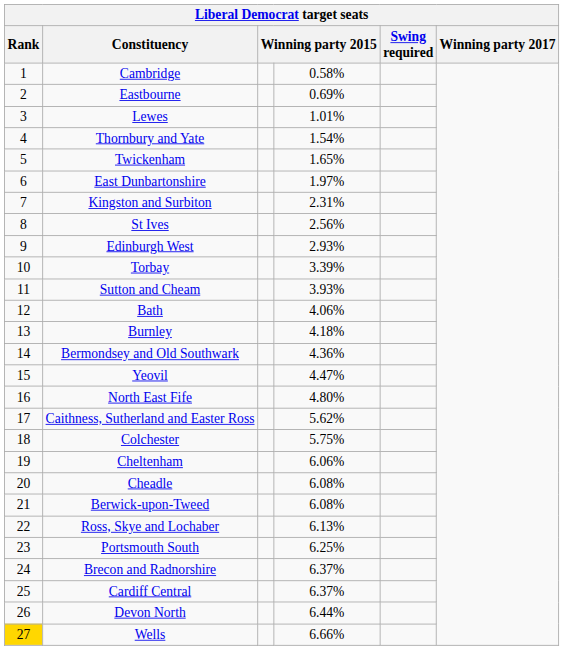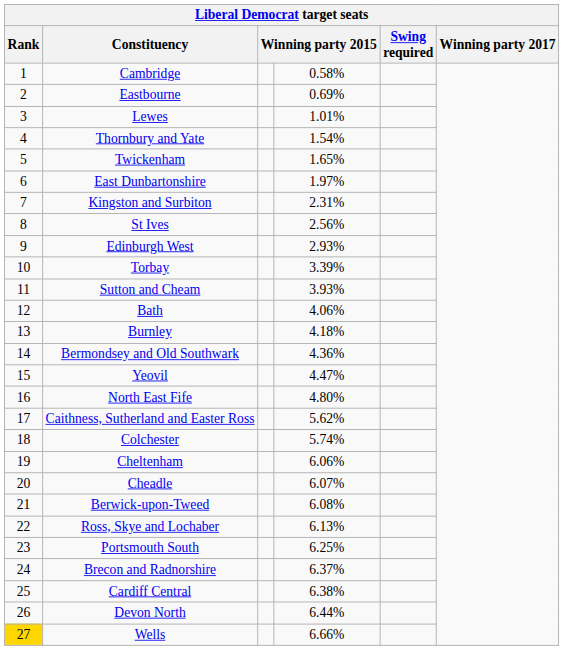(327, 440) 5.75% -> (327, 440) 5.74%
(327, 483) 6.08% -> (327, 483) 6.07%
(327, 591) 6.37% -> (327, 591) 6.38%
